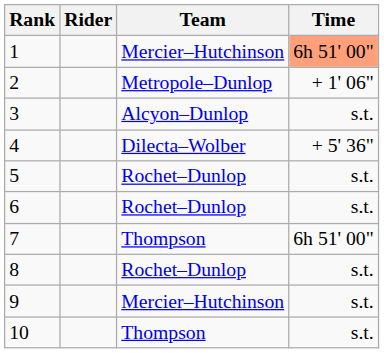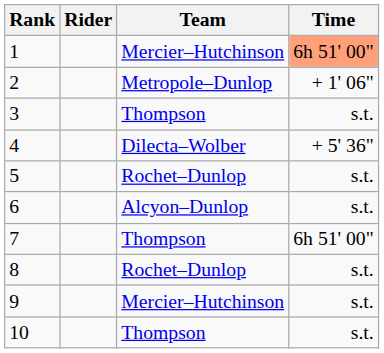(185, 113) Alcyon–Dunlop -> (163, 113) Thompson
(184, 207) Rochet–Dunlop -> (185, 207) Alcyon–Dunlop
